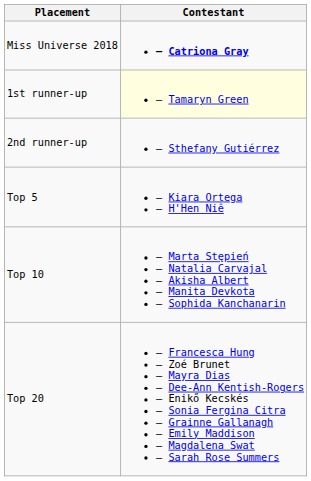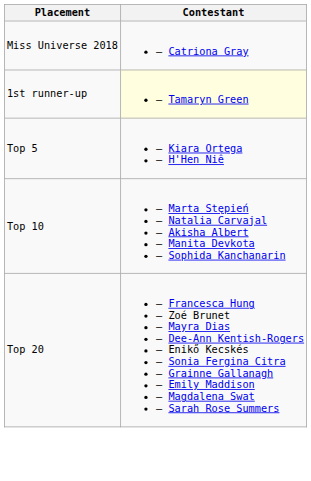(213, 51) bold -> (213, 51) normal
- row: (47, 143)
